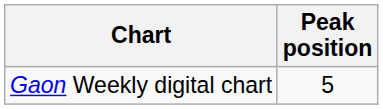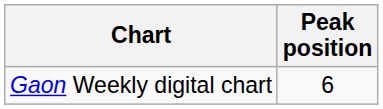(328, 85) 5 -> (328, 85) 6
